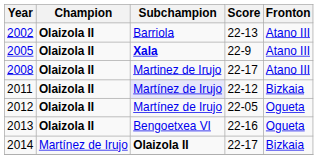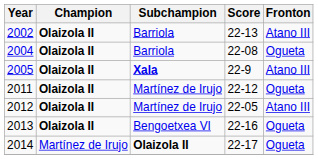+ row: (20, 51)
- row: (20, 70)
(178, 88) lavender background -> (178, 88) no background
(285, 88) Bizkaia -> (285, 88) Ogueta
(285, 107) Ogueta -> (288, 107) Atano III
(285, 145) Bizkaia -> (285, 145) Ogueta
